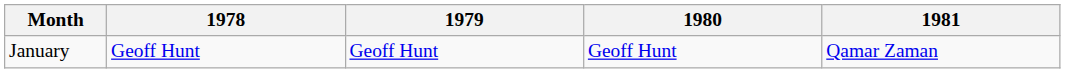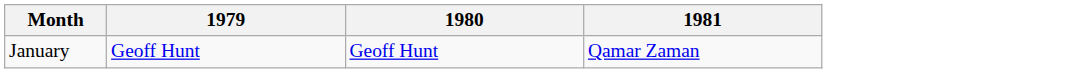- column: (226, 19)
